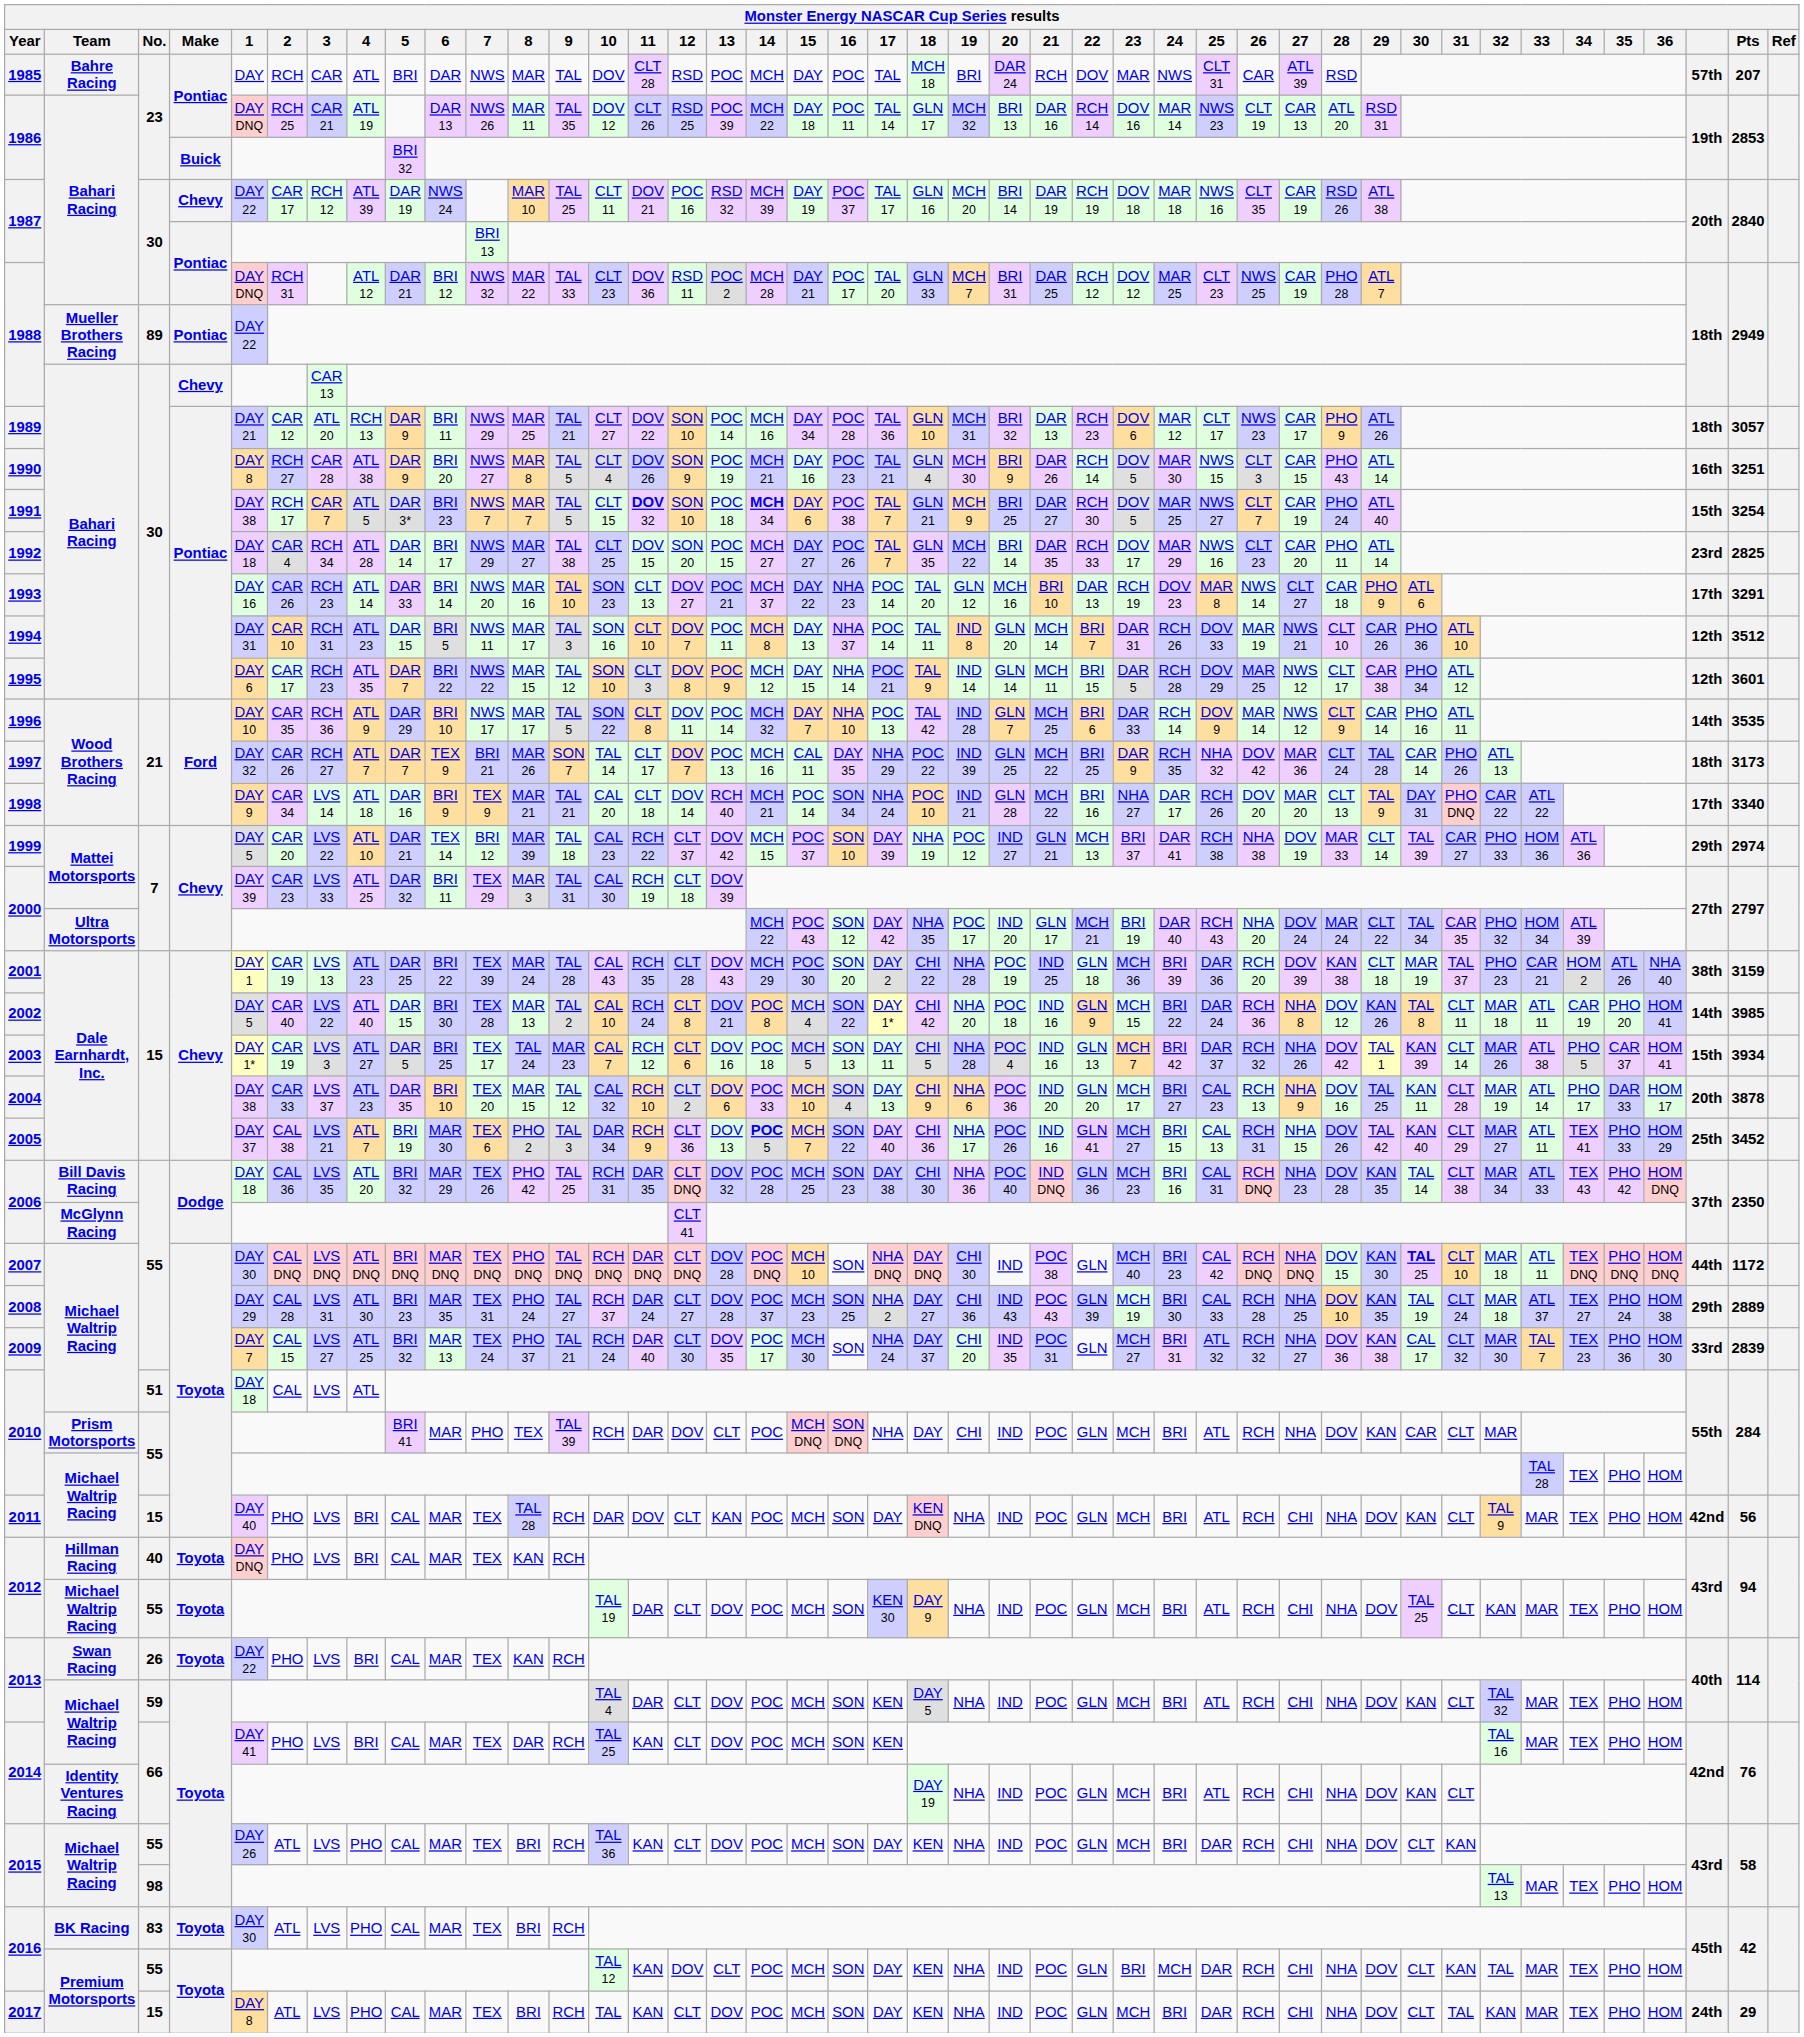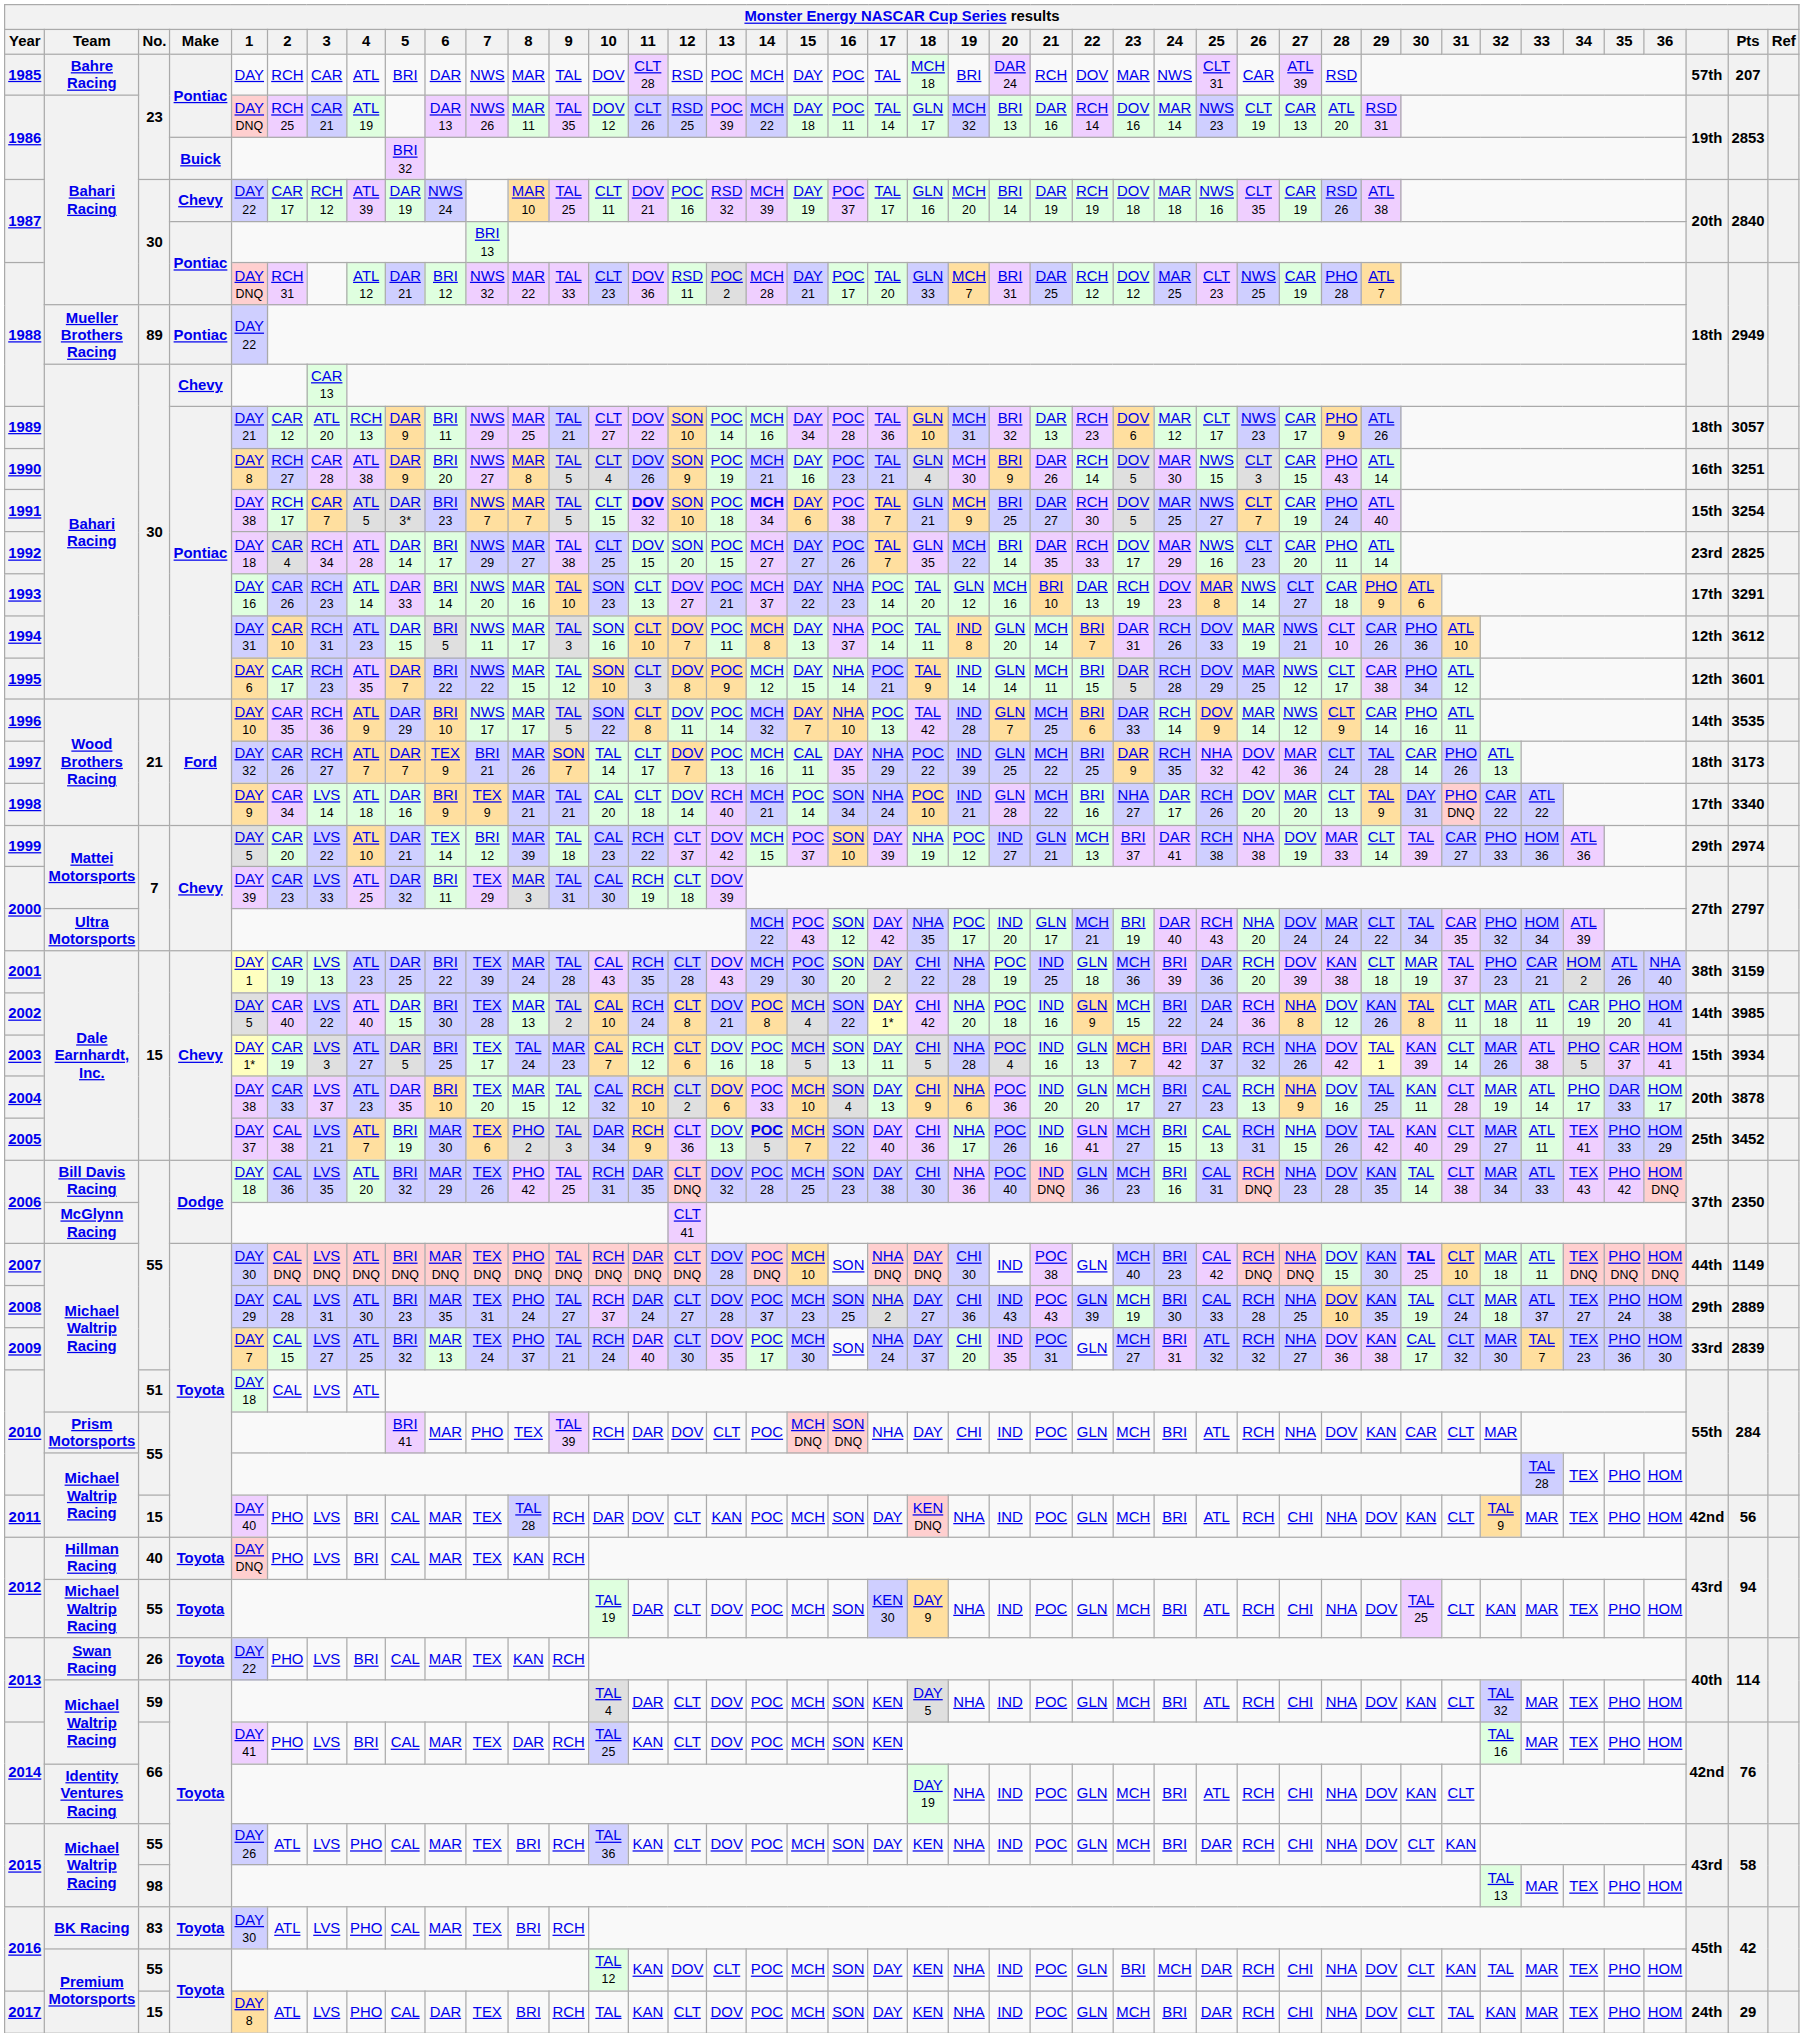(1748, 637) 3512 -> (1748, 637) 3612
(1748, 1265) 1172 -> (1748, 1265) 1149
(445, 2012) MAR -> (445, 2012) DAR
